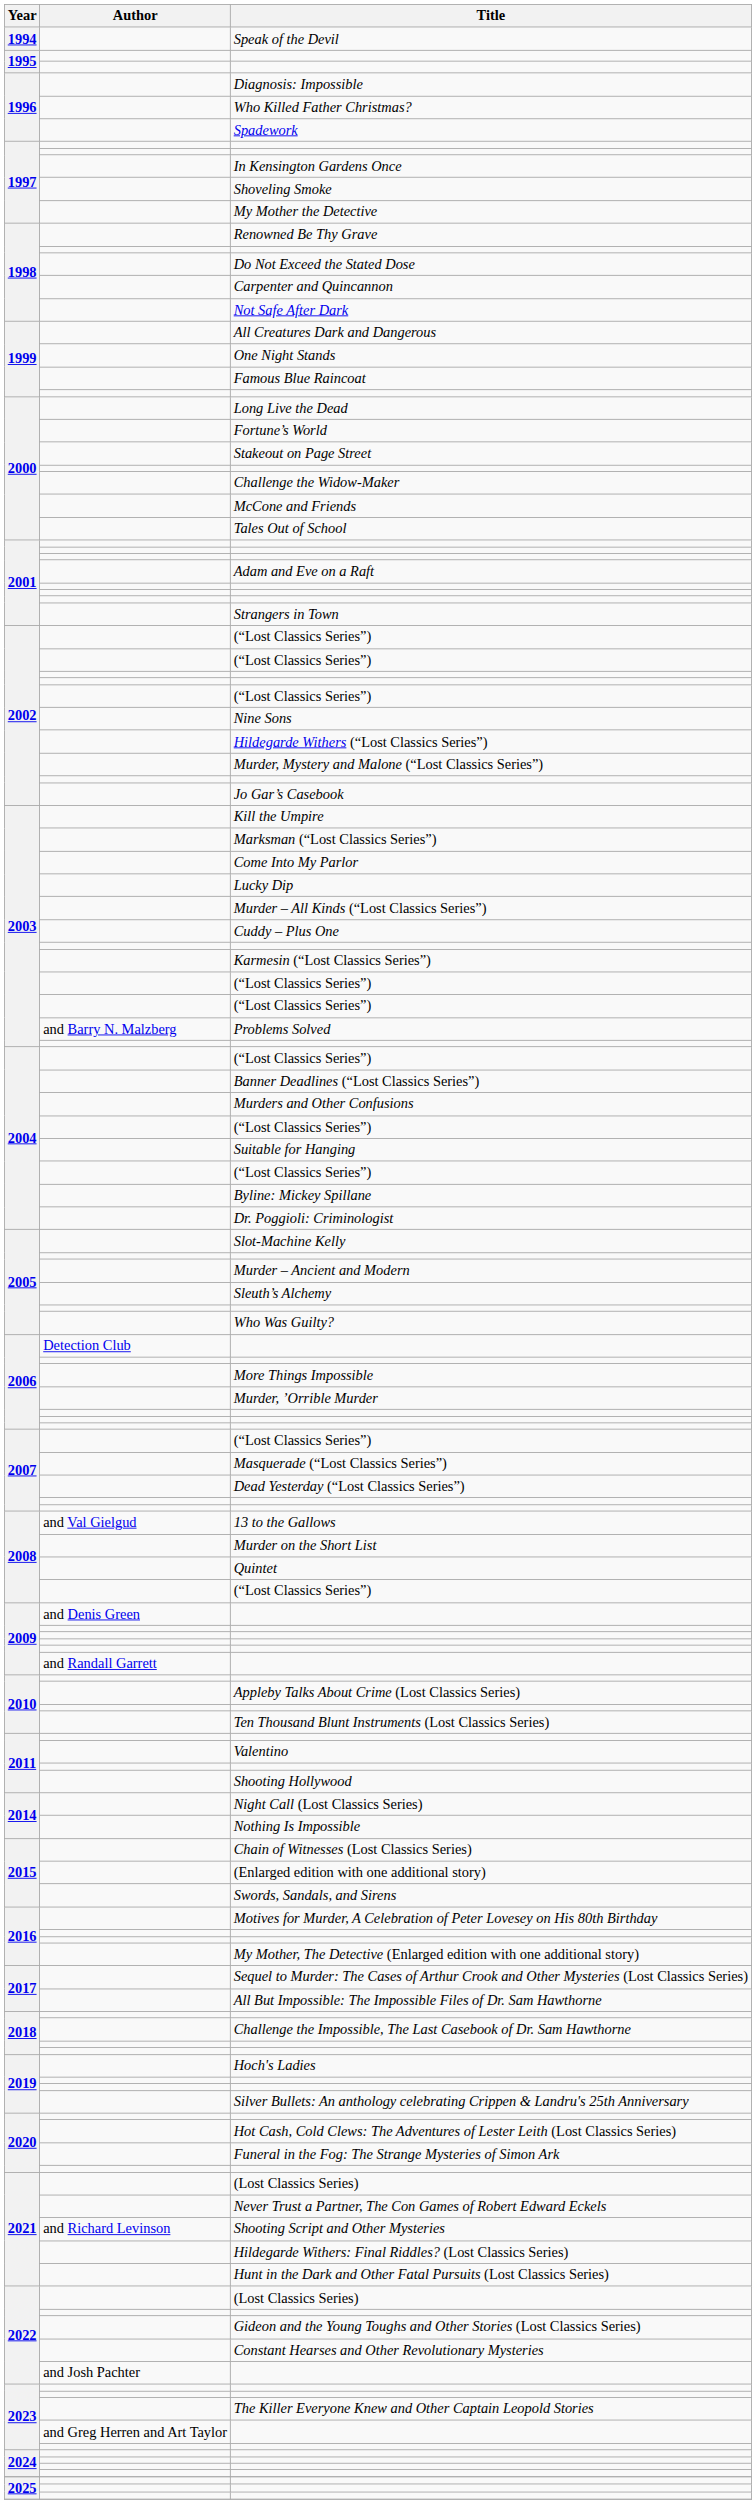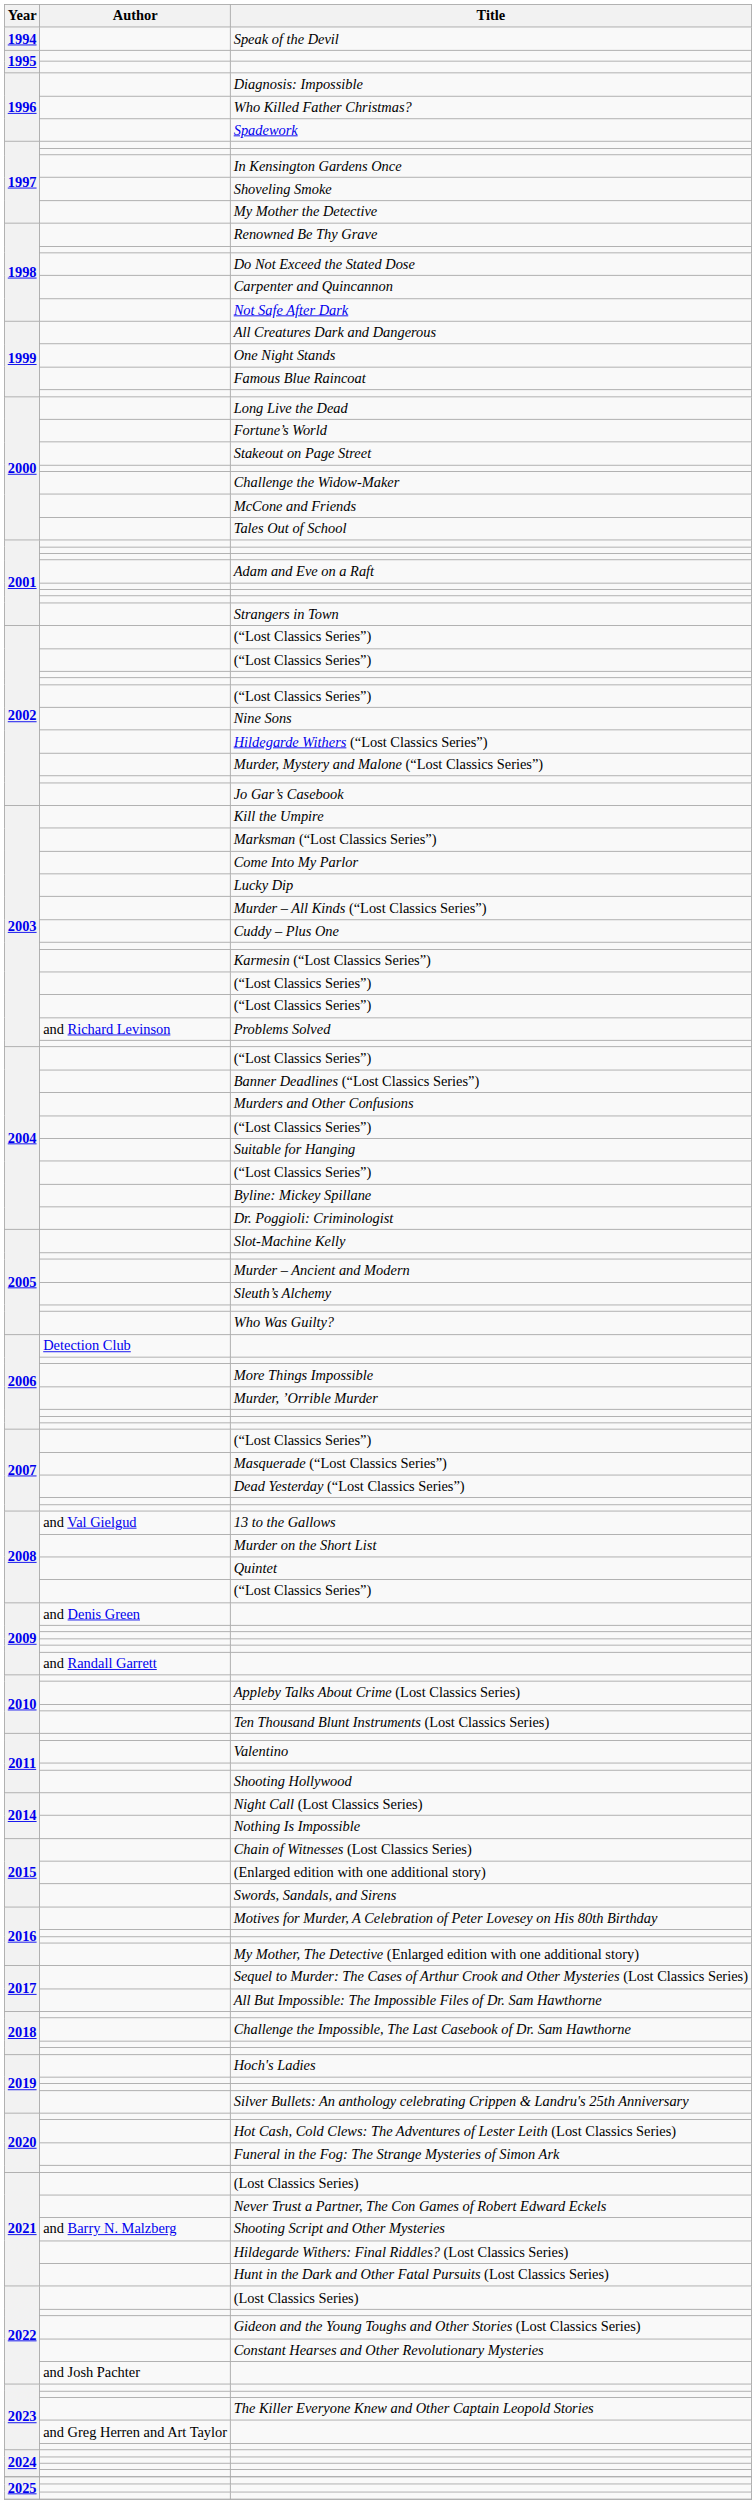(110, 1028) and Barry N. Malzberg -> (107, 1028) and Richard Levinson
(107, 2229) and Richard Levinson -> (110, 2229) and Barry N. Malzberg
